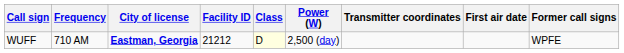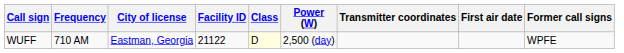(154, 40) bold -> (152, 40) normal
(217, 40) 21212 -> (212, 40) 21122
